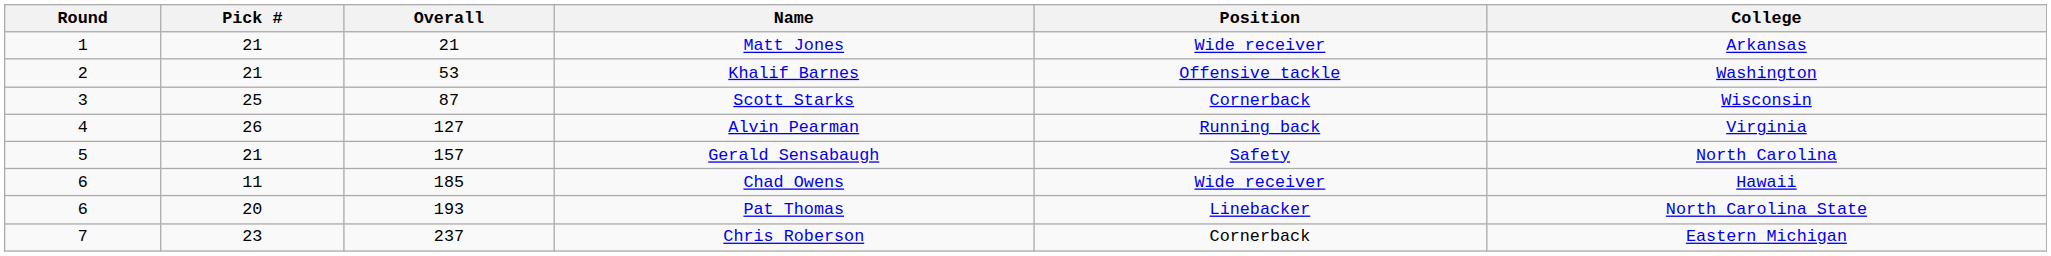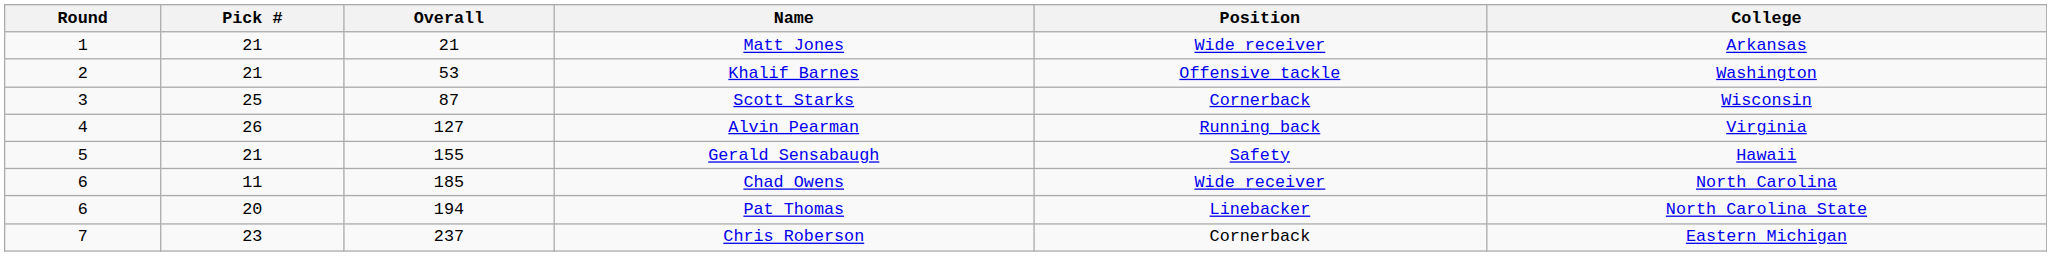(449, 155) 157 -> (449, 155) 155
(1766, 155) North Carolina -> (1766, 155) Hawaii
(1766, 182) Hawaii -> (1766, 182) North Carolina
(449, 210) 193 -> (449, 210) 194
